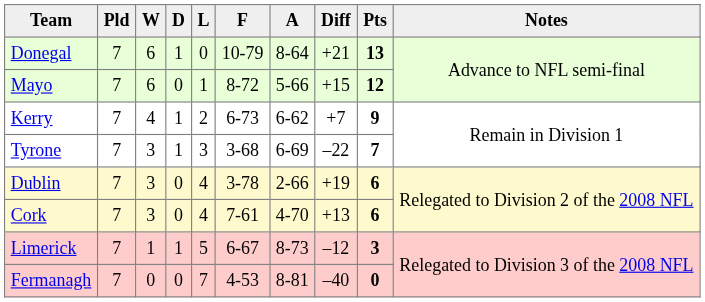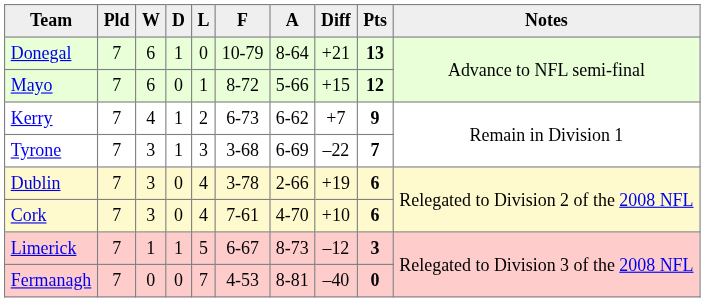(336, 215) +13 -> (336, 215) +10
